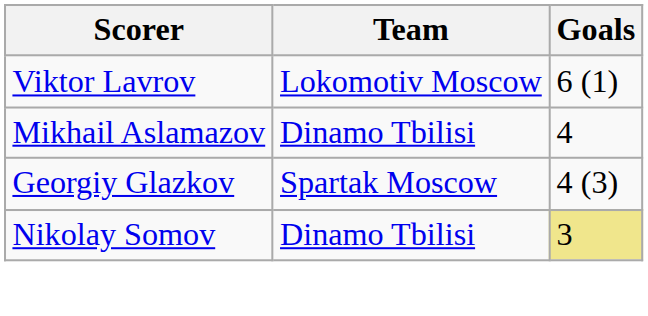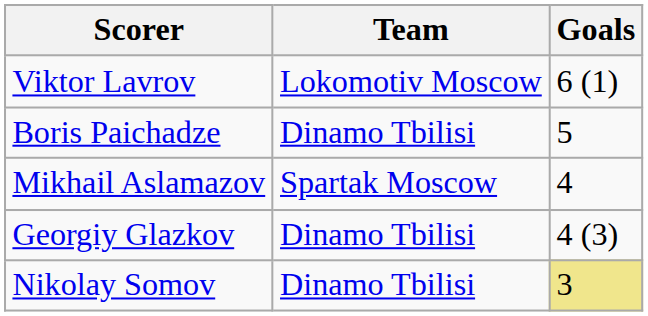+ row: (116, 132)
(378, 132) Dinamo Tbilisi -> (389, 183) Spartak Moscow
(389, 183) Spartak Moscow -> (378, 234) Dinamo Tbilisi
